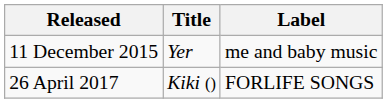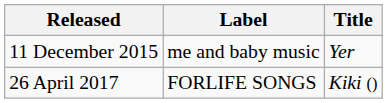columns swapped: (192, 20) <-> (301, 20)
